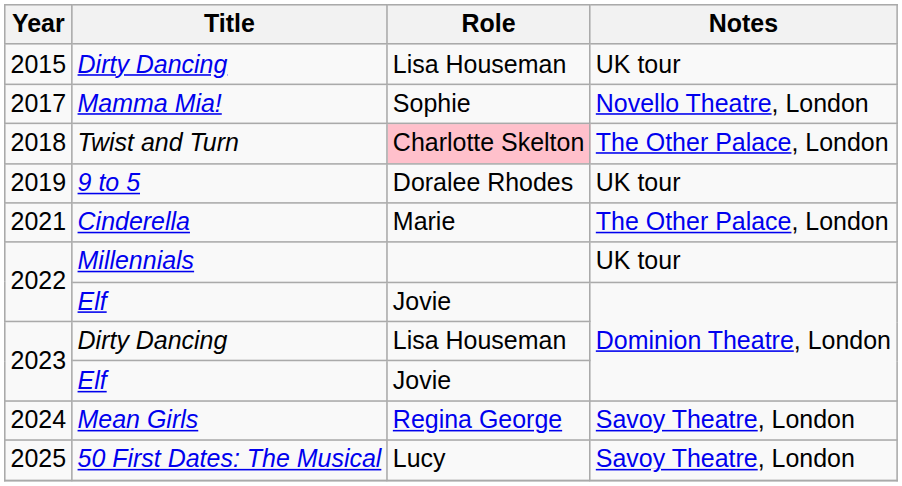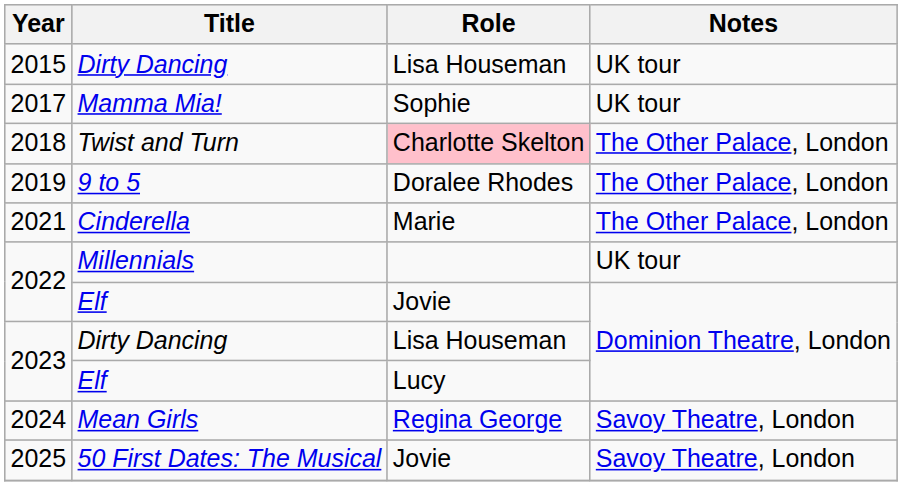(732, 103) Novello Theatre, London -> (638, 103) UK tour
(638, 182) UK tour -> (742, 182) The Other Palace, London
(422, 380) Jovie -> (419, 380) Lucy
(419, 459) Lucy -> (422, 459) Jovie
